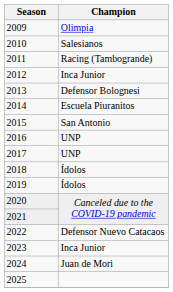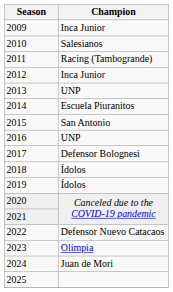(77, 28) Olimpia -> (83, 28) Inca Junior
(100, 91) Defensor Bolognesi -> (71, 91) UNP
(71, 153) UNP -> (100, 153) Defensor Bolognesi
(83, 248) Inca Junior -> (77, 248) Olimpia
